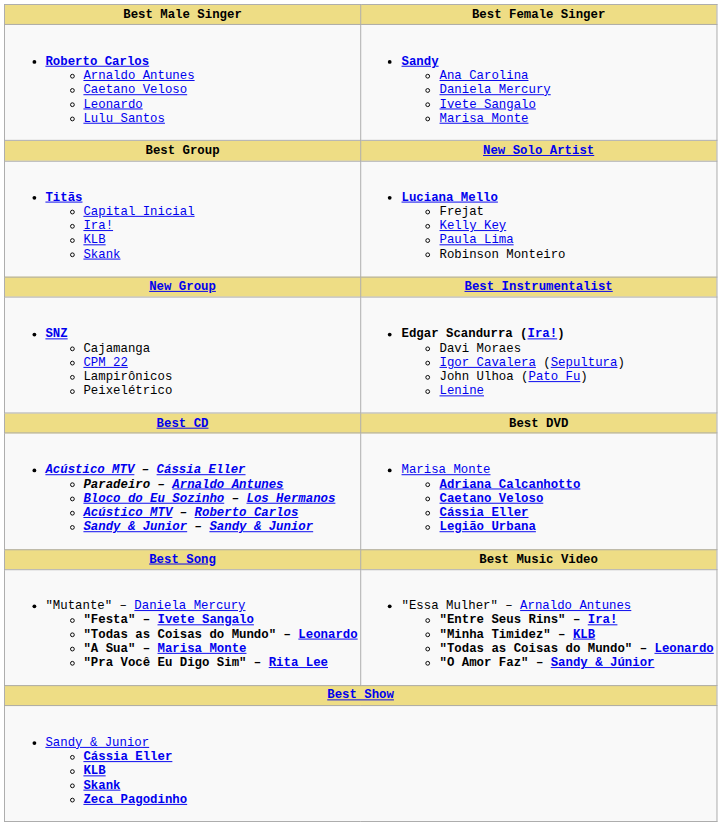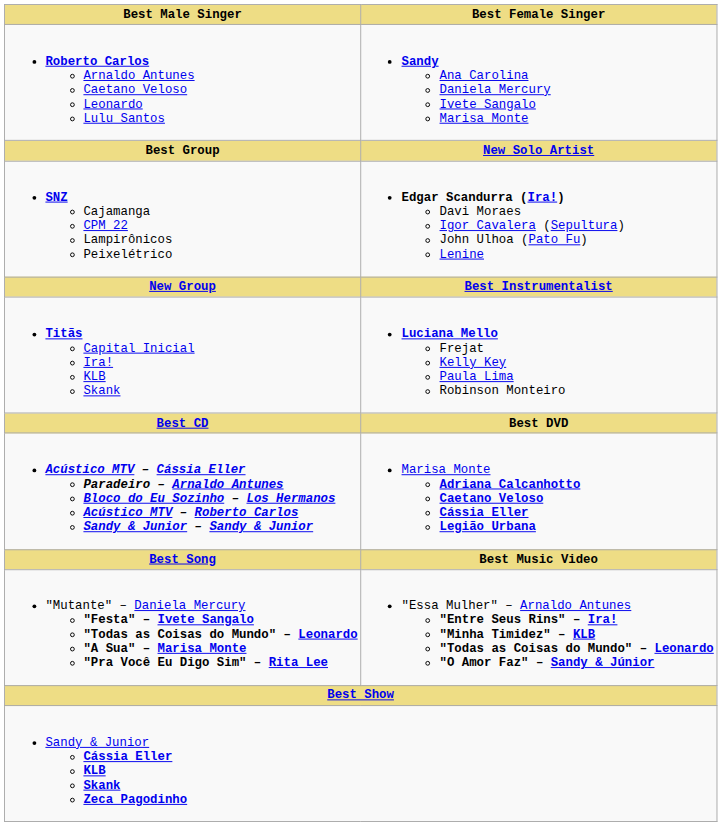rows swapped: (183, 226) <-> (183, 362)
